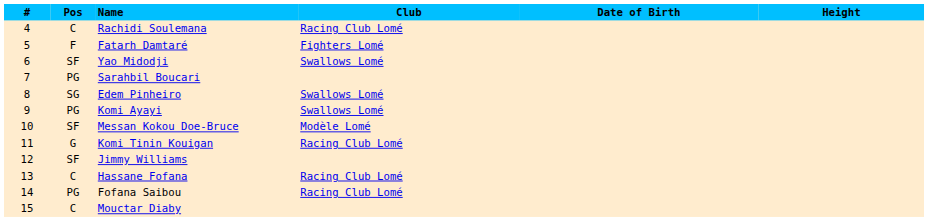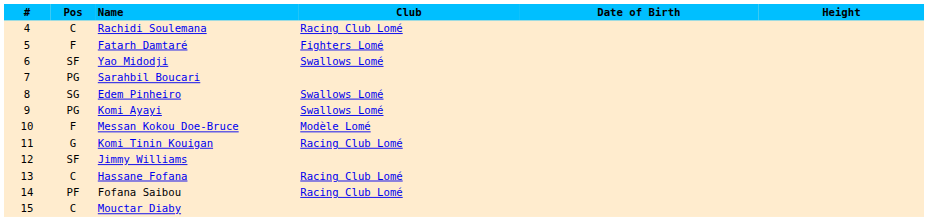(73, 127) SF -> (73, 127) F
(73, 192) PG -> (73, 192) PF
